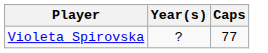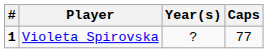+ column: (12, 15)
